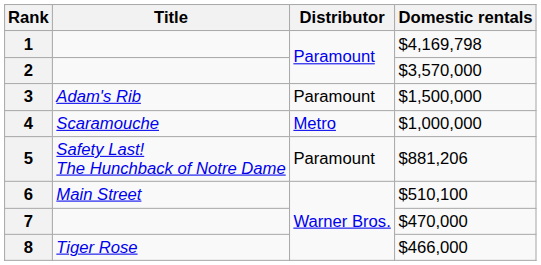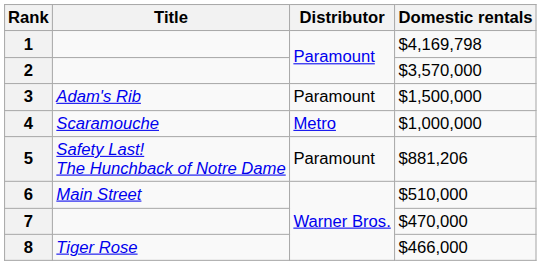(433, 194) $510,100 -> (433, 194) $510,000
